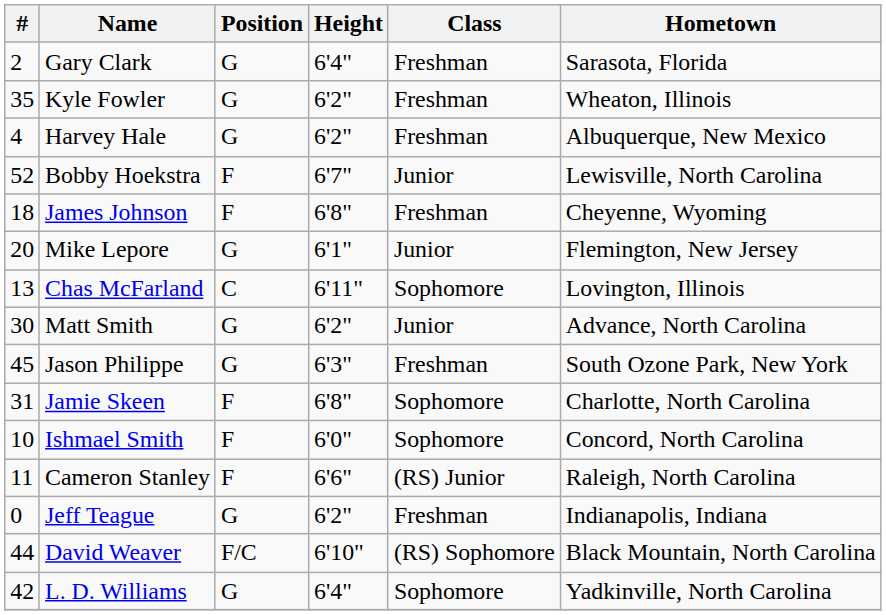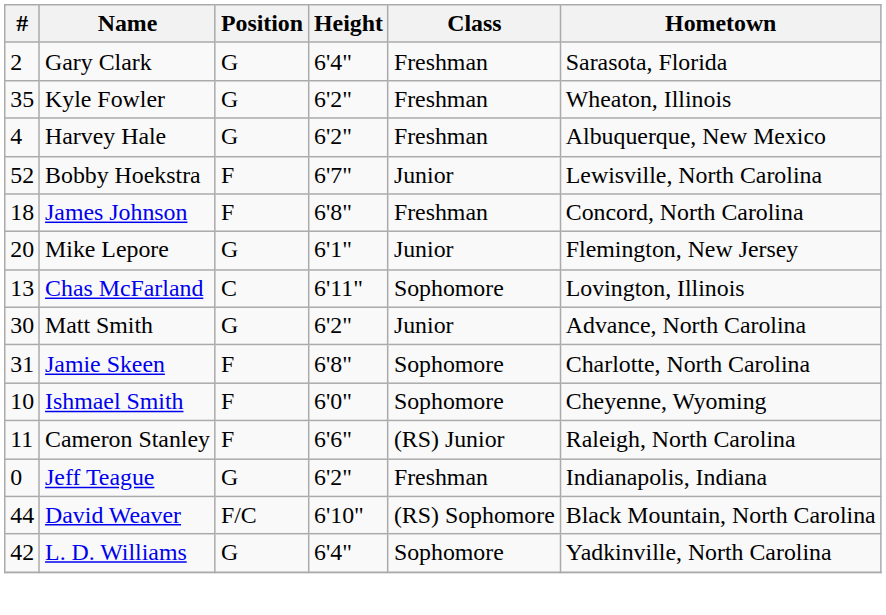(666, 212) Cheyenne, Wyoming -> (685, 212) Concord, North Carolina
- row: (114, 363)
(685, 439) Concord, North Carolina -> (666, 401) Cheyenne, Wyoming
